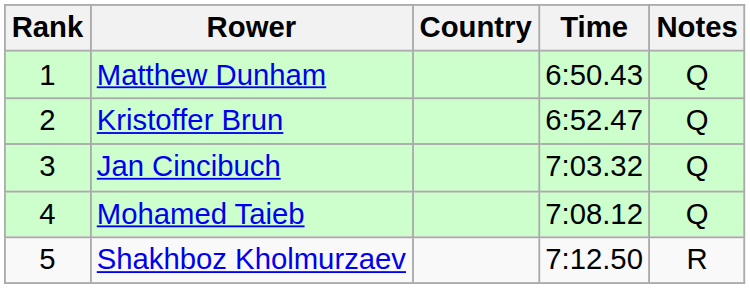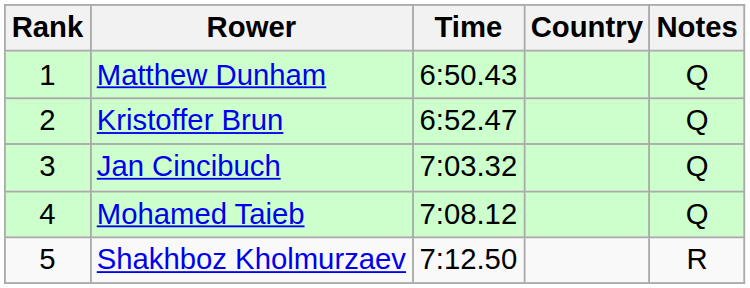columns swapped: (476, 27) <-> (594, 27)
